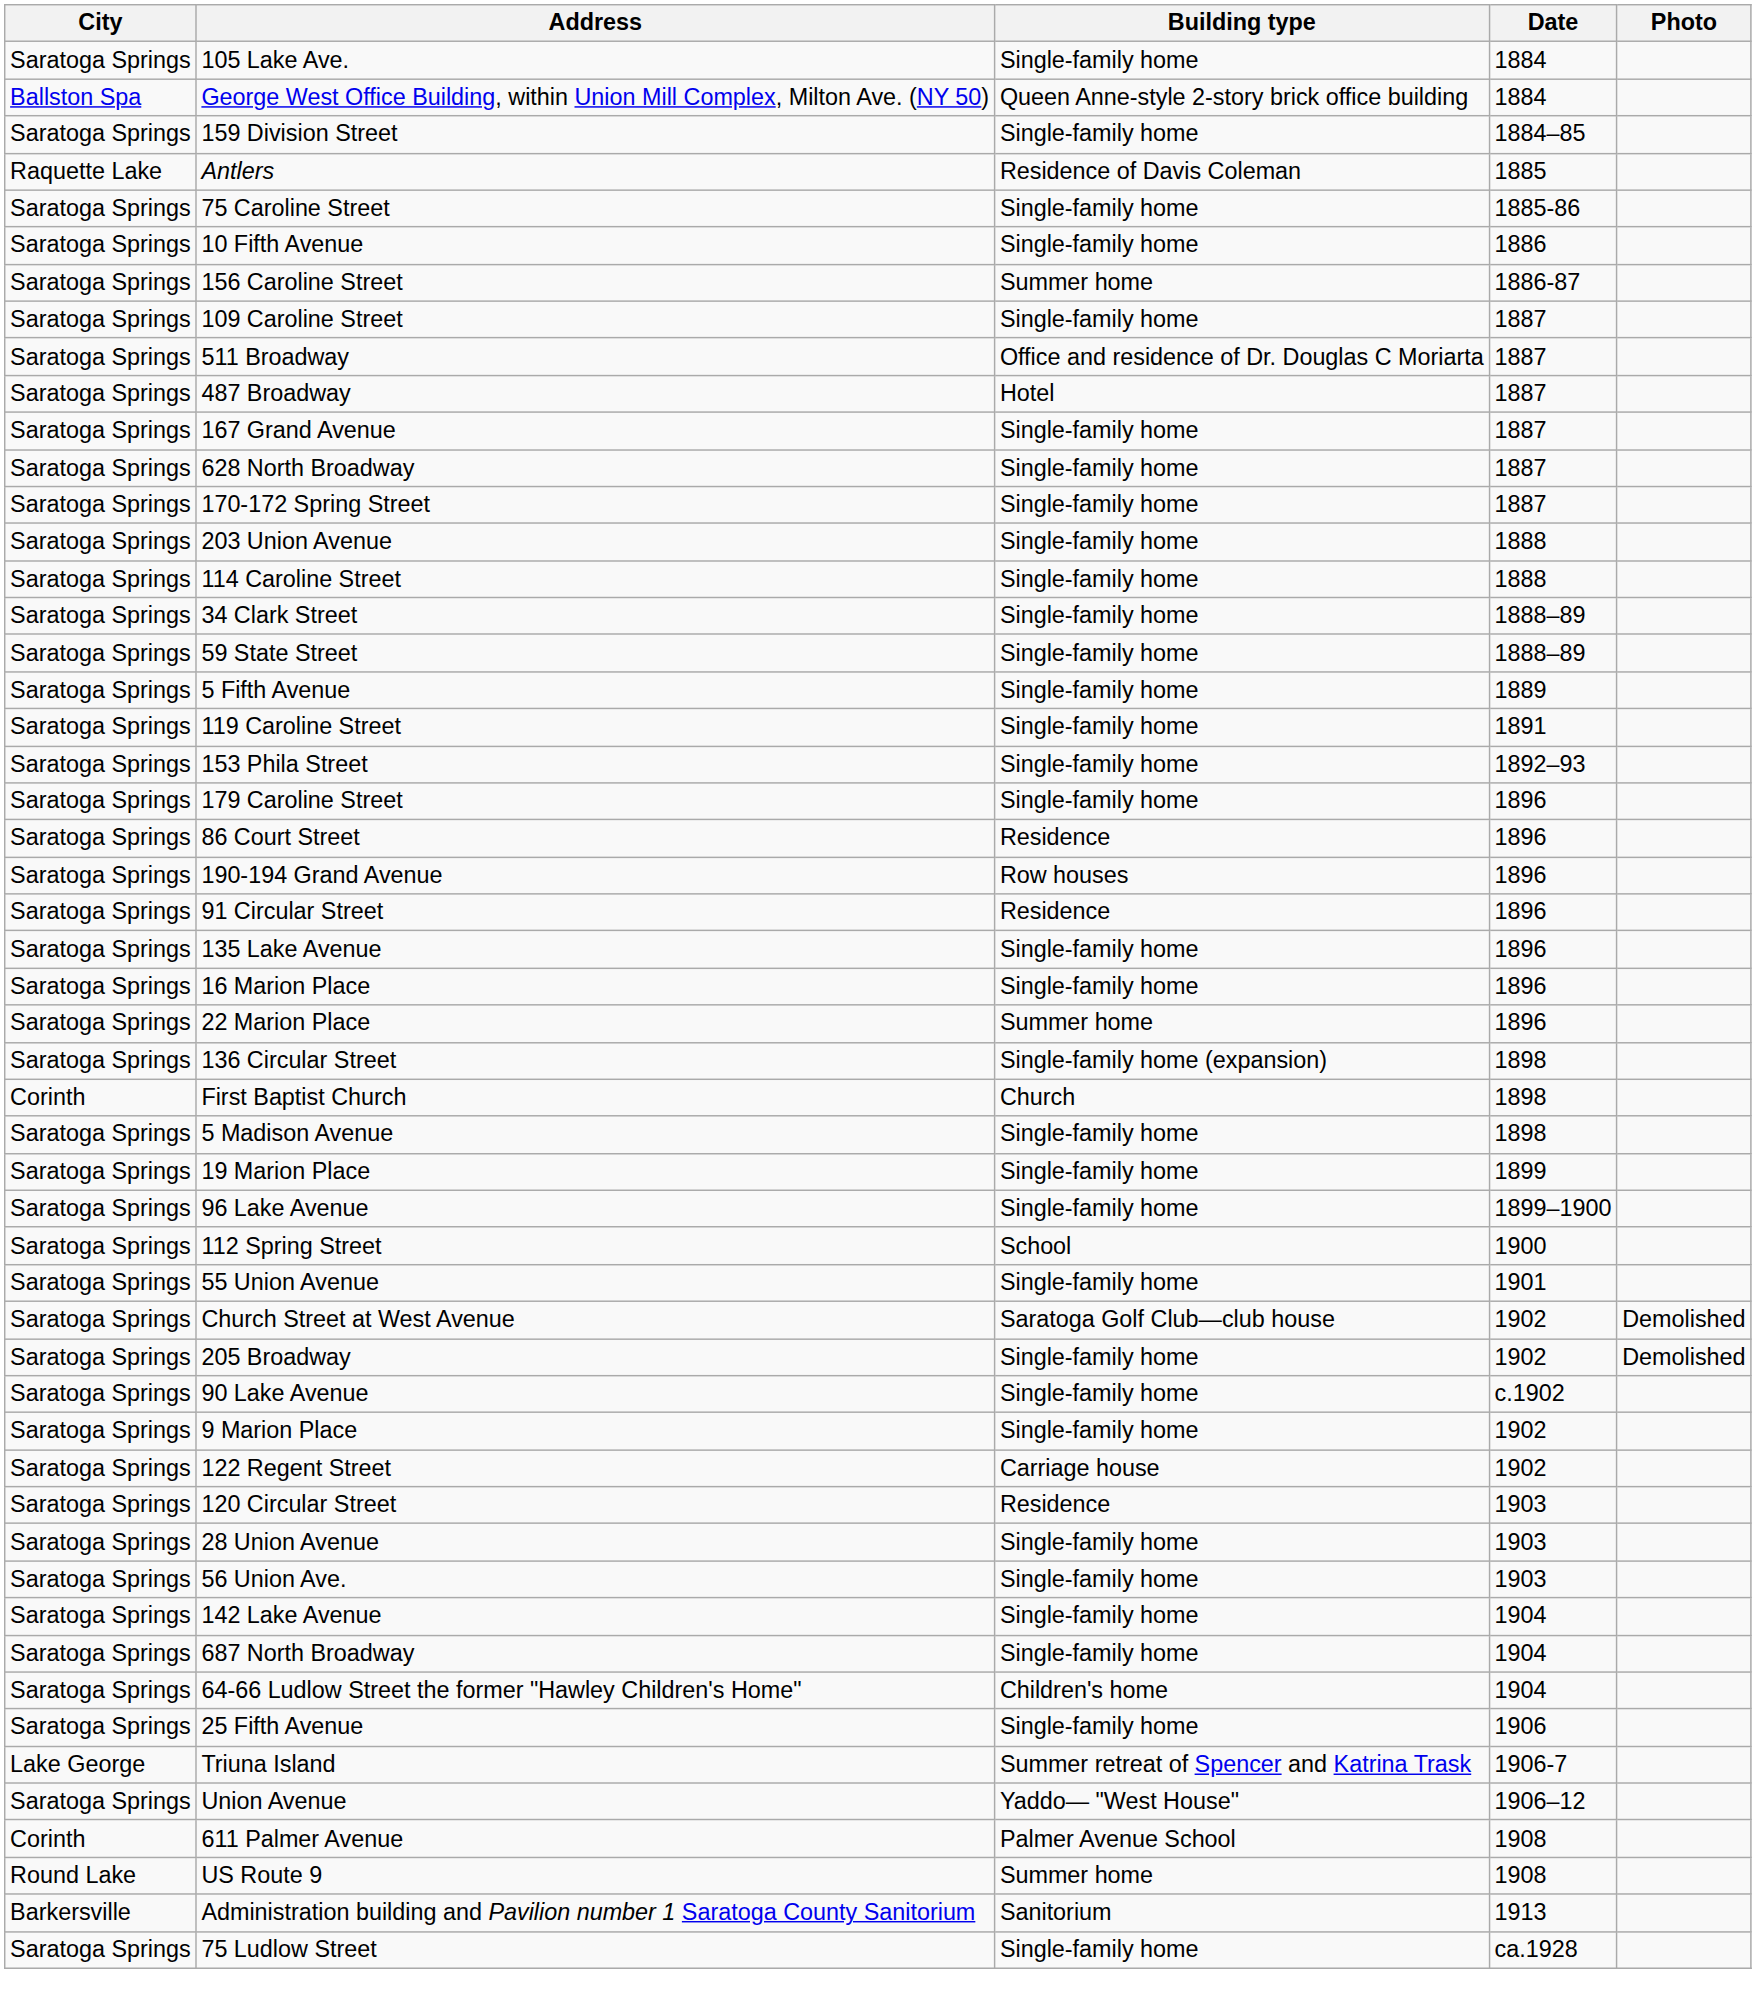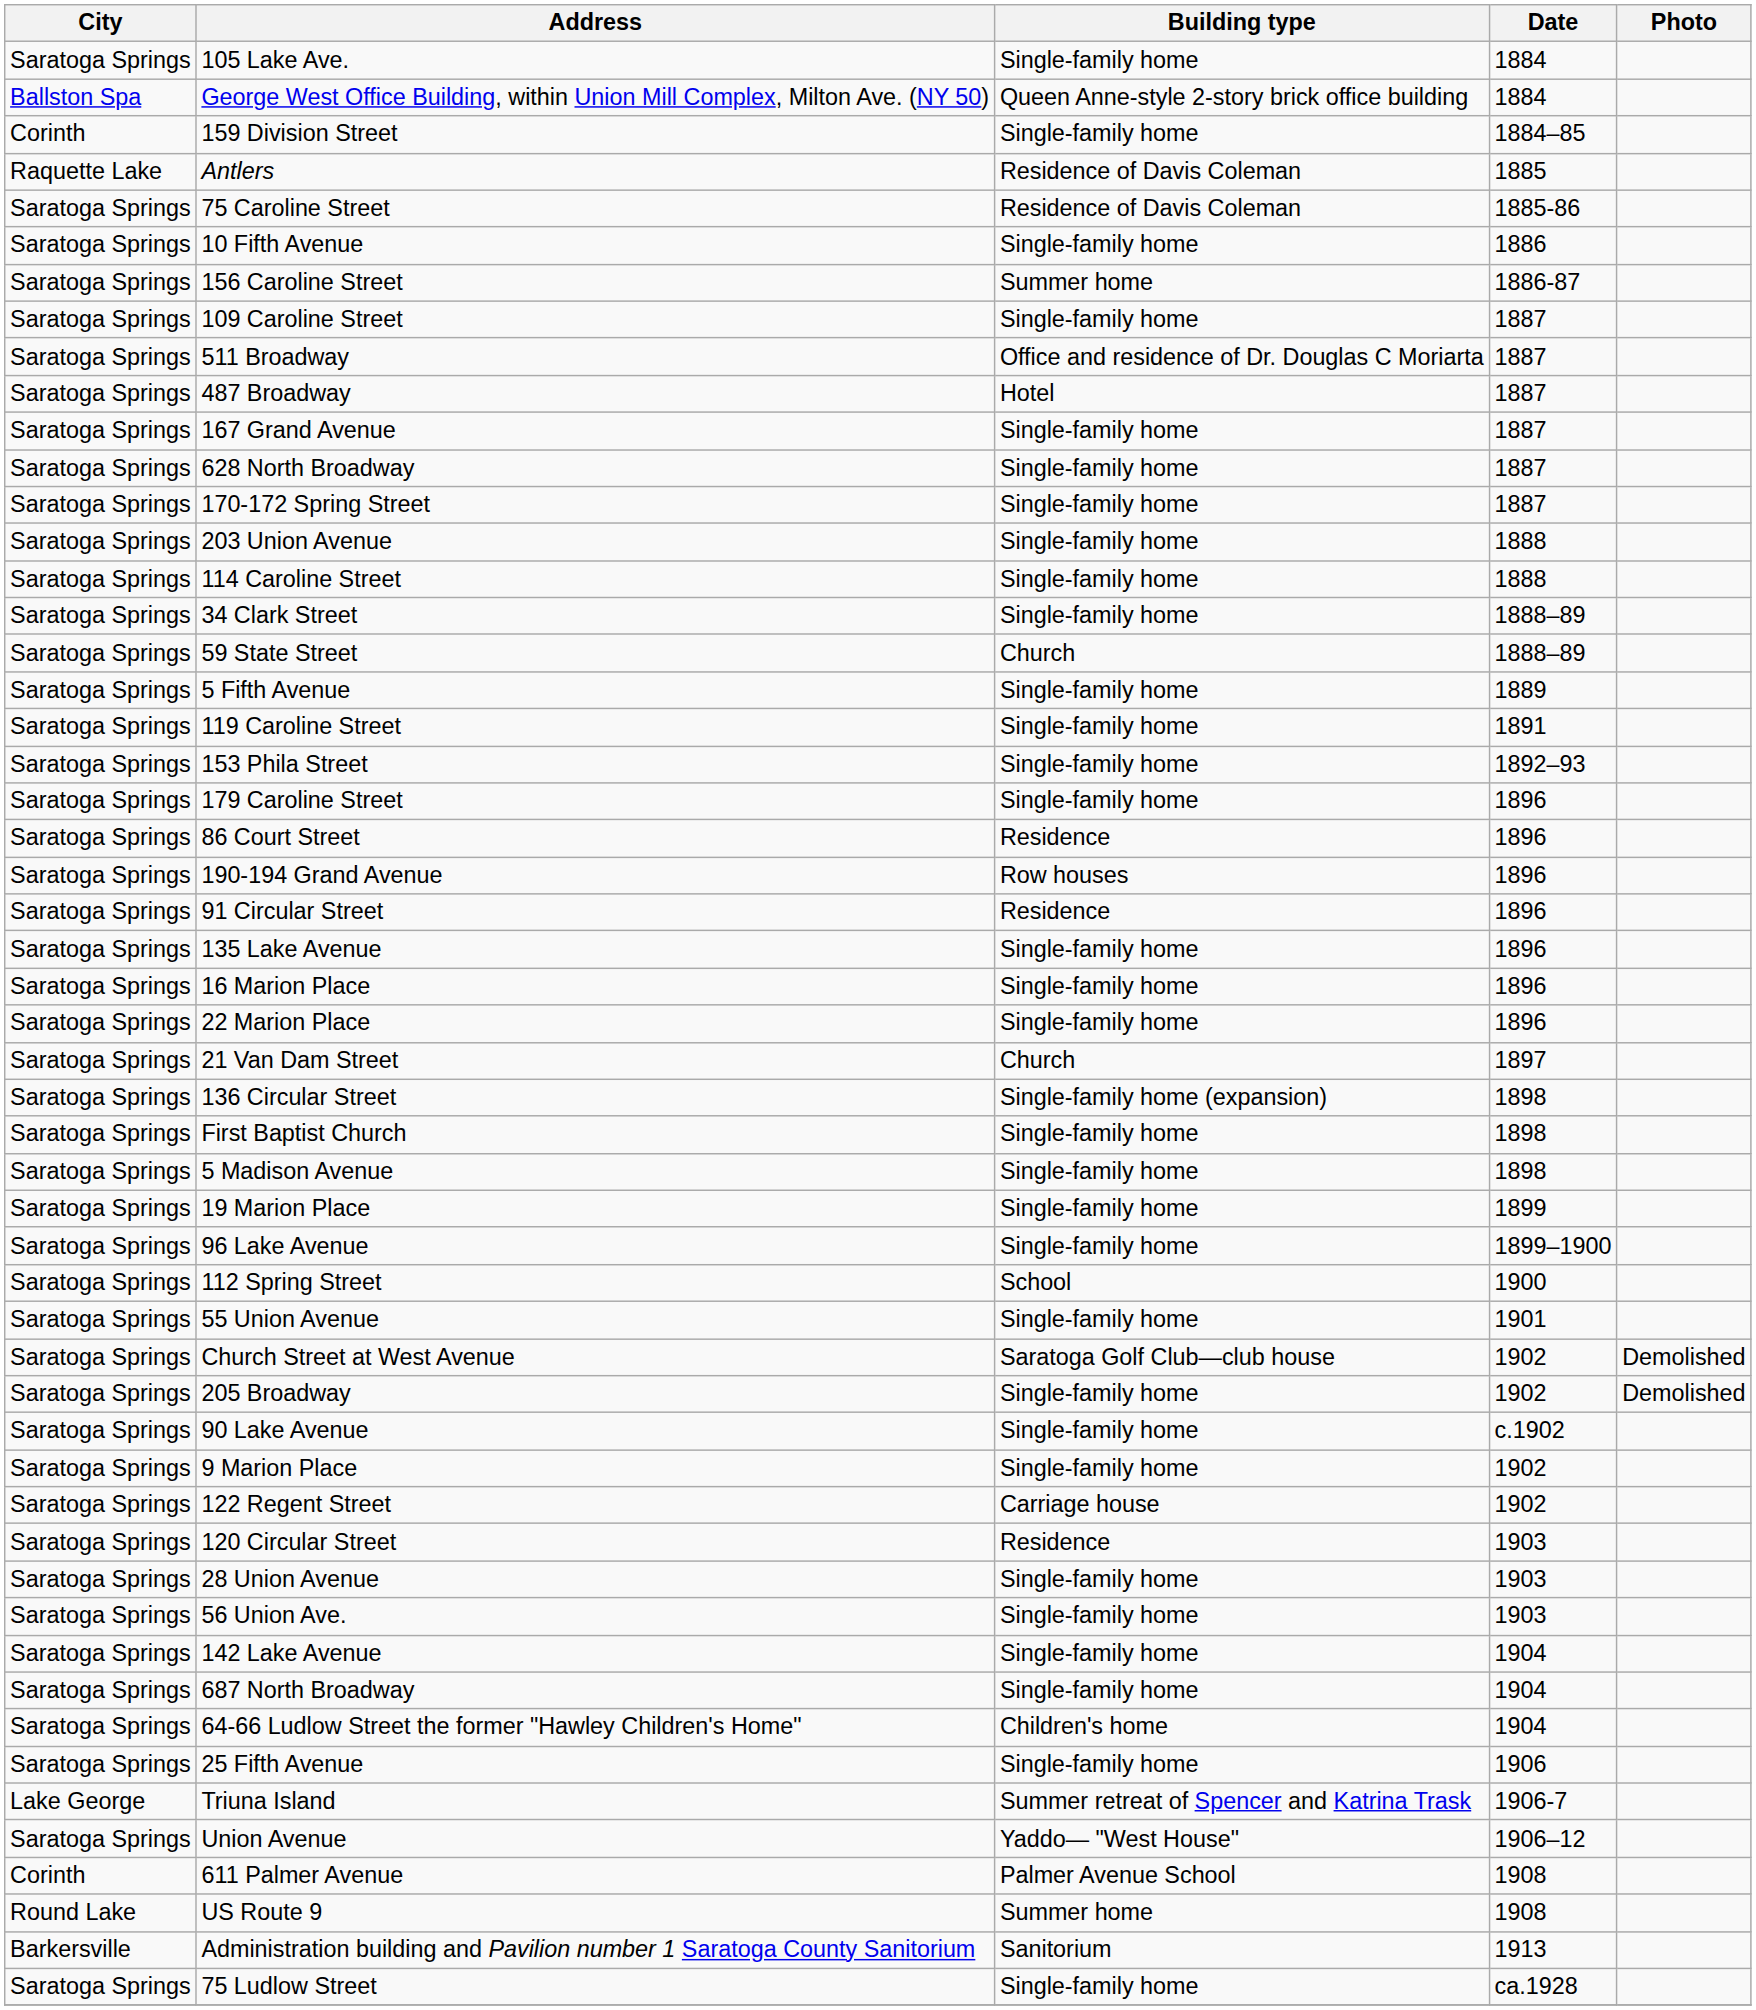(100, 134) Saratoga Springs -> (48, 134) Corinth
(1099, 208) Single-family home -> (1150, 208) Residence of Davis Coleman
(1099, 652) Single-family home -> (1038, 652) Church
(1076, 1023) Summer home -> (1099, 1023) Single-family home
+ row: (300, 1060)
(48, 1097) Corinth -> (100, 1134) Saratoga Springs
(1038, 1097) Church -> (1099, 1134) Single-family home
